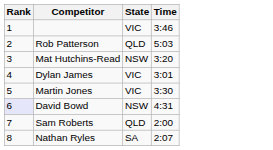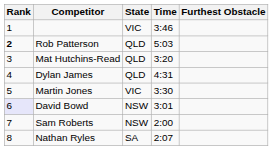+ column: (223, 12)
(9, 43) normal -> (9, 43) bold
(136, 59) NSW -> (135, 59) QLD
(133, 75) VIC -> (135, 75) QLD
(163, 75) 3:01 -> (163, 75) 4:31
(163, 106) 4:31 -> (163, 106) 3:01
(135, 122) QLD -> (136, 122) NSW
